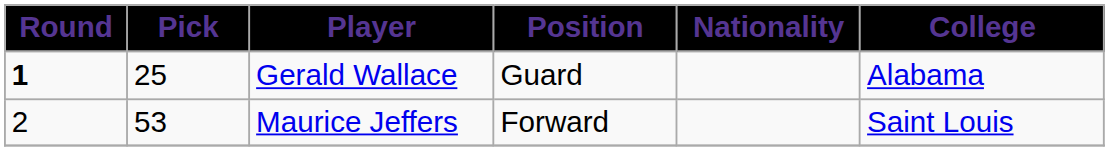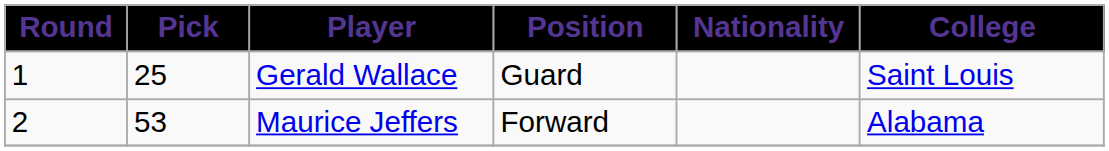(20, 74) bold -> (20, 74) normal
(926, 74) Alabama -> (940, 74) Saint Louis
(940, 121) Saint Louis -> (926, 121) Alabama
